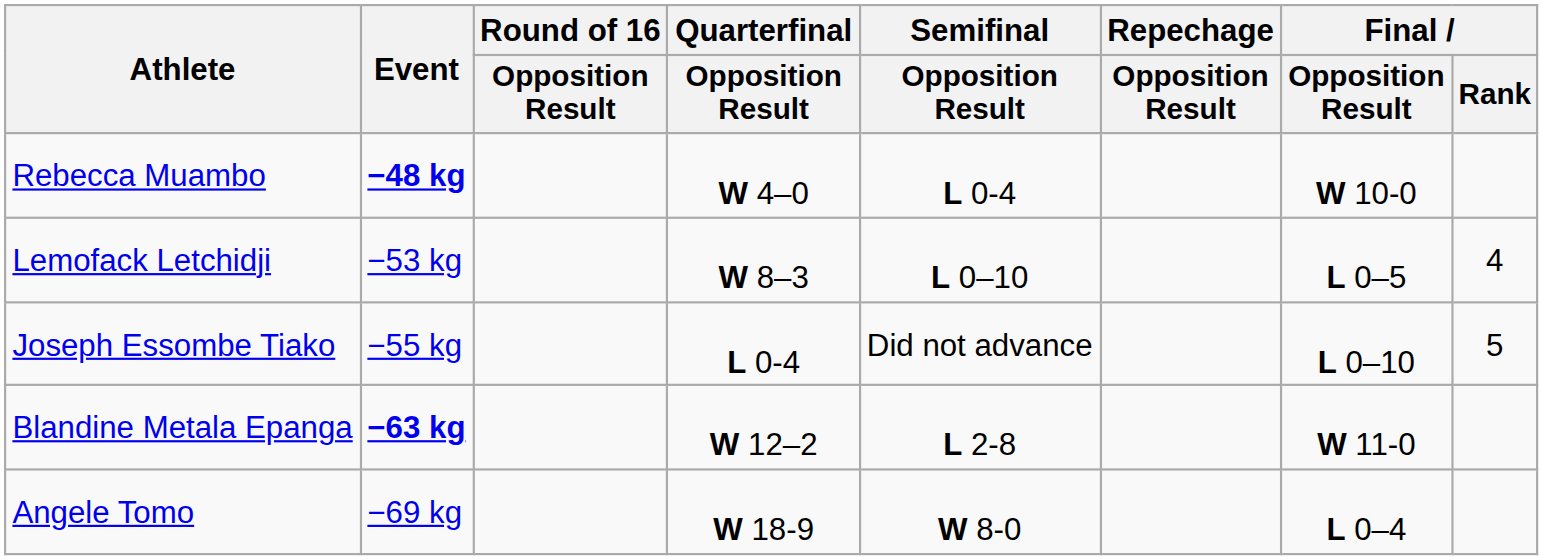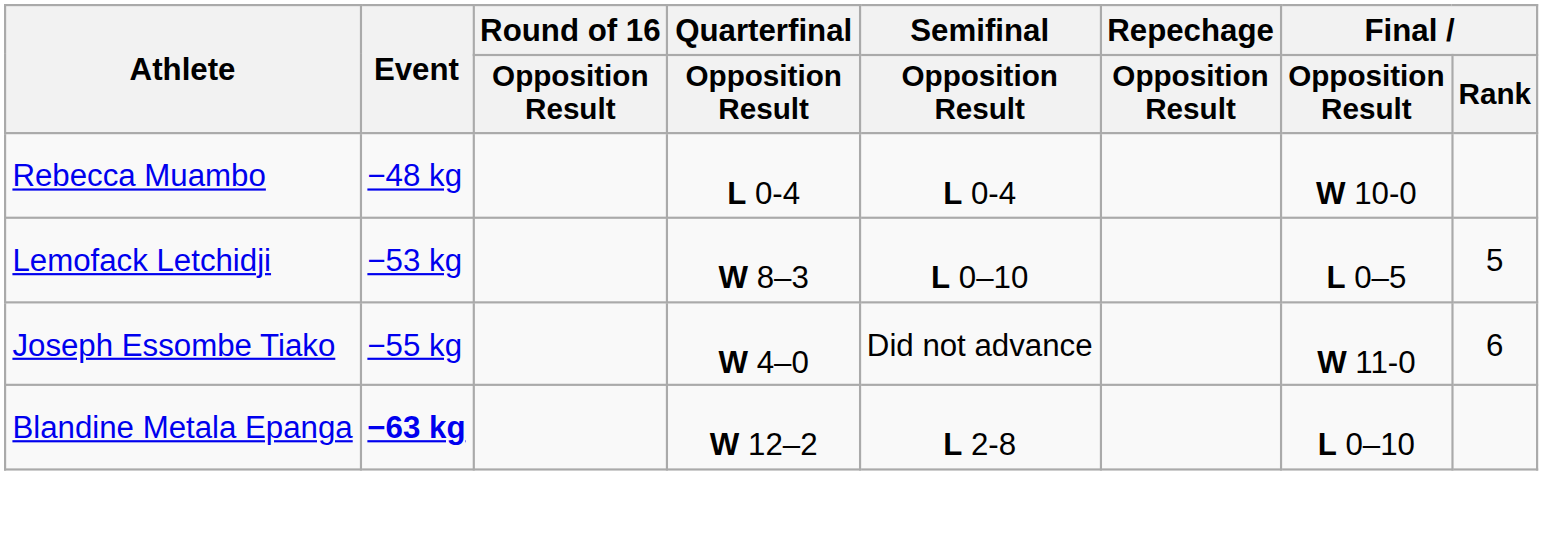(416, 176) bold -> (415, 176) normal
(764, 193) W 4–0 -> (764, 193) L 0-4
(1495, 260) 4 -> (1495, 260) 5
(764, 362) L 0-4 -> (764, 362) W 4–0
(1366, 362) L 0–10 -> (1366, 362) W 11-0
(1495, 344) 5 -> (1495, 344) 6
(1366, 446) W 11-0 -> (1366, 446) L 0–10
- row: (103, 512)
